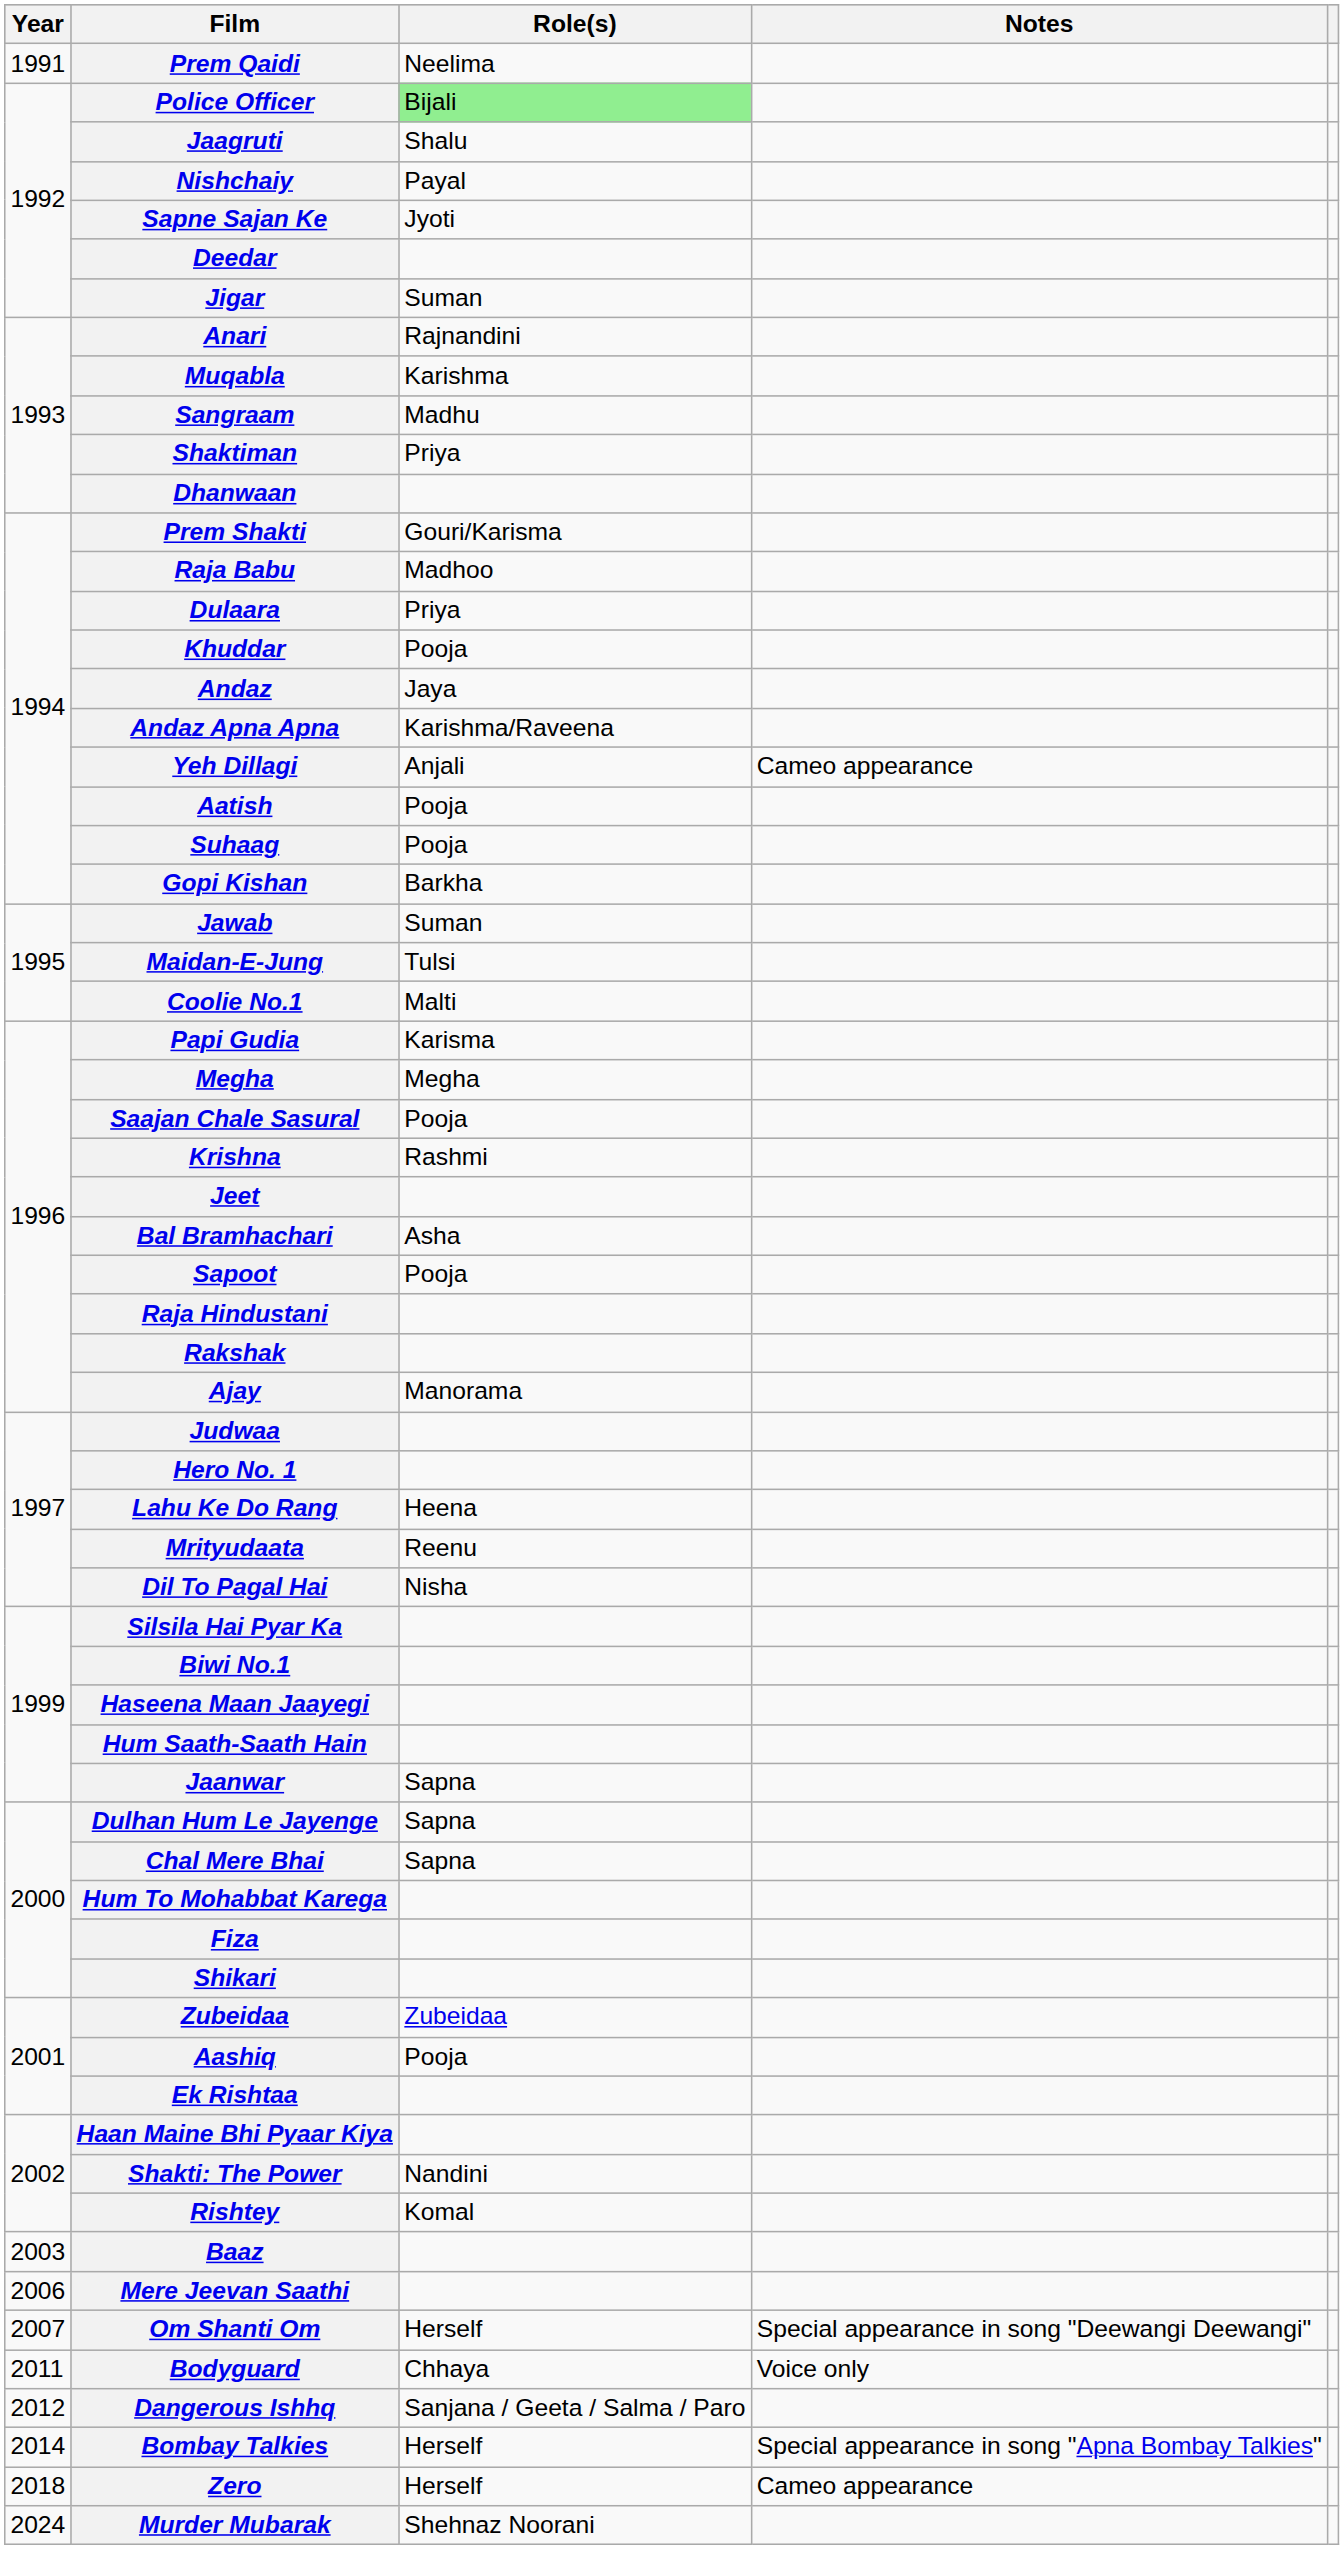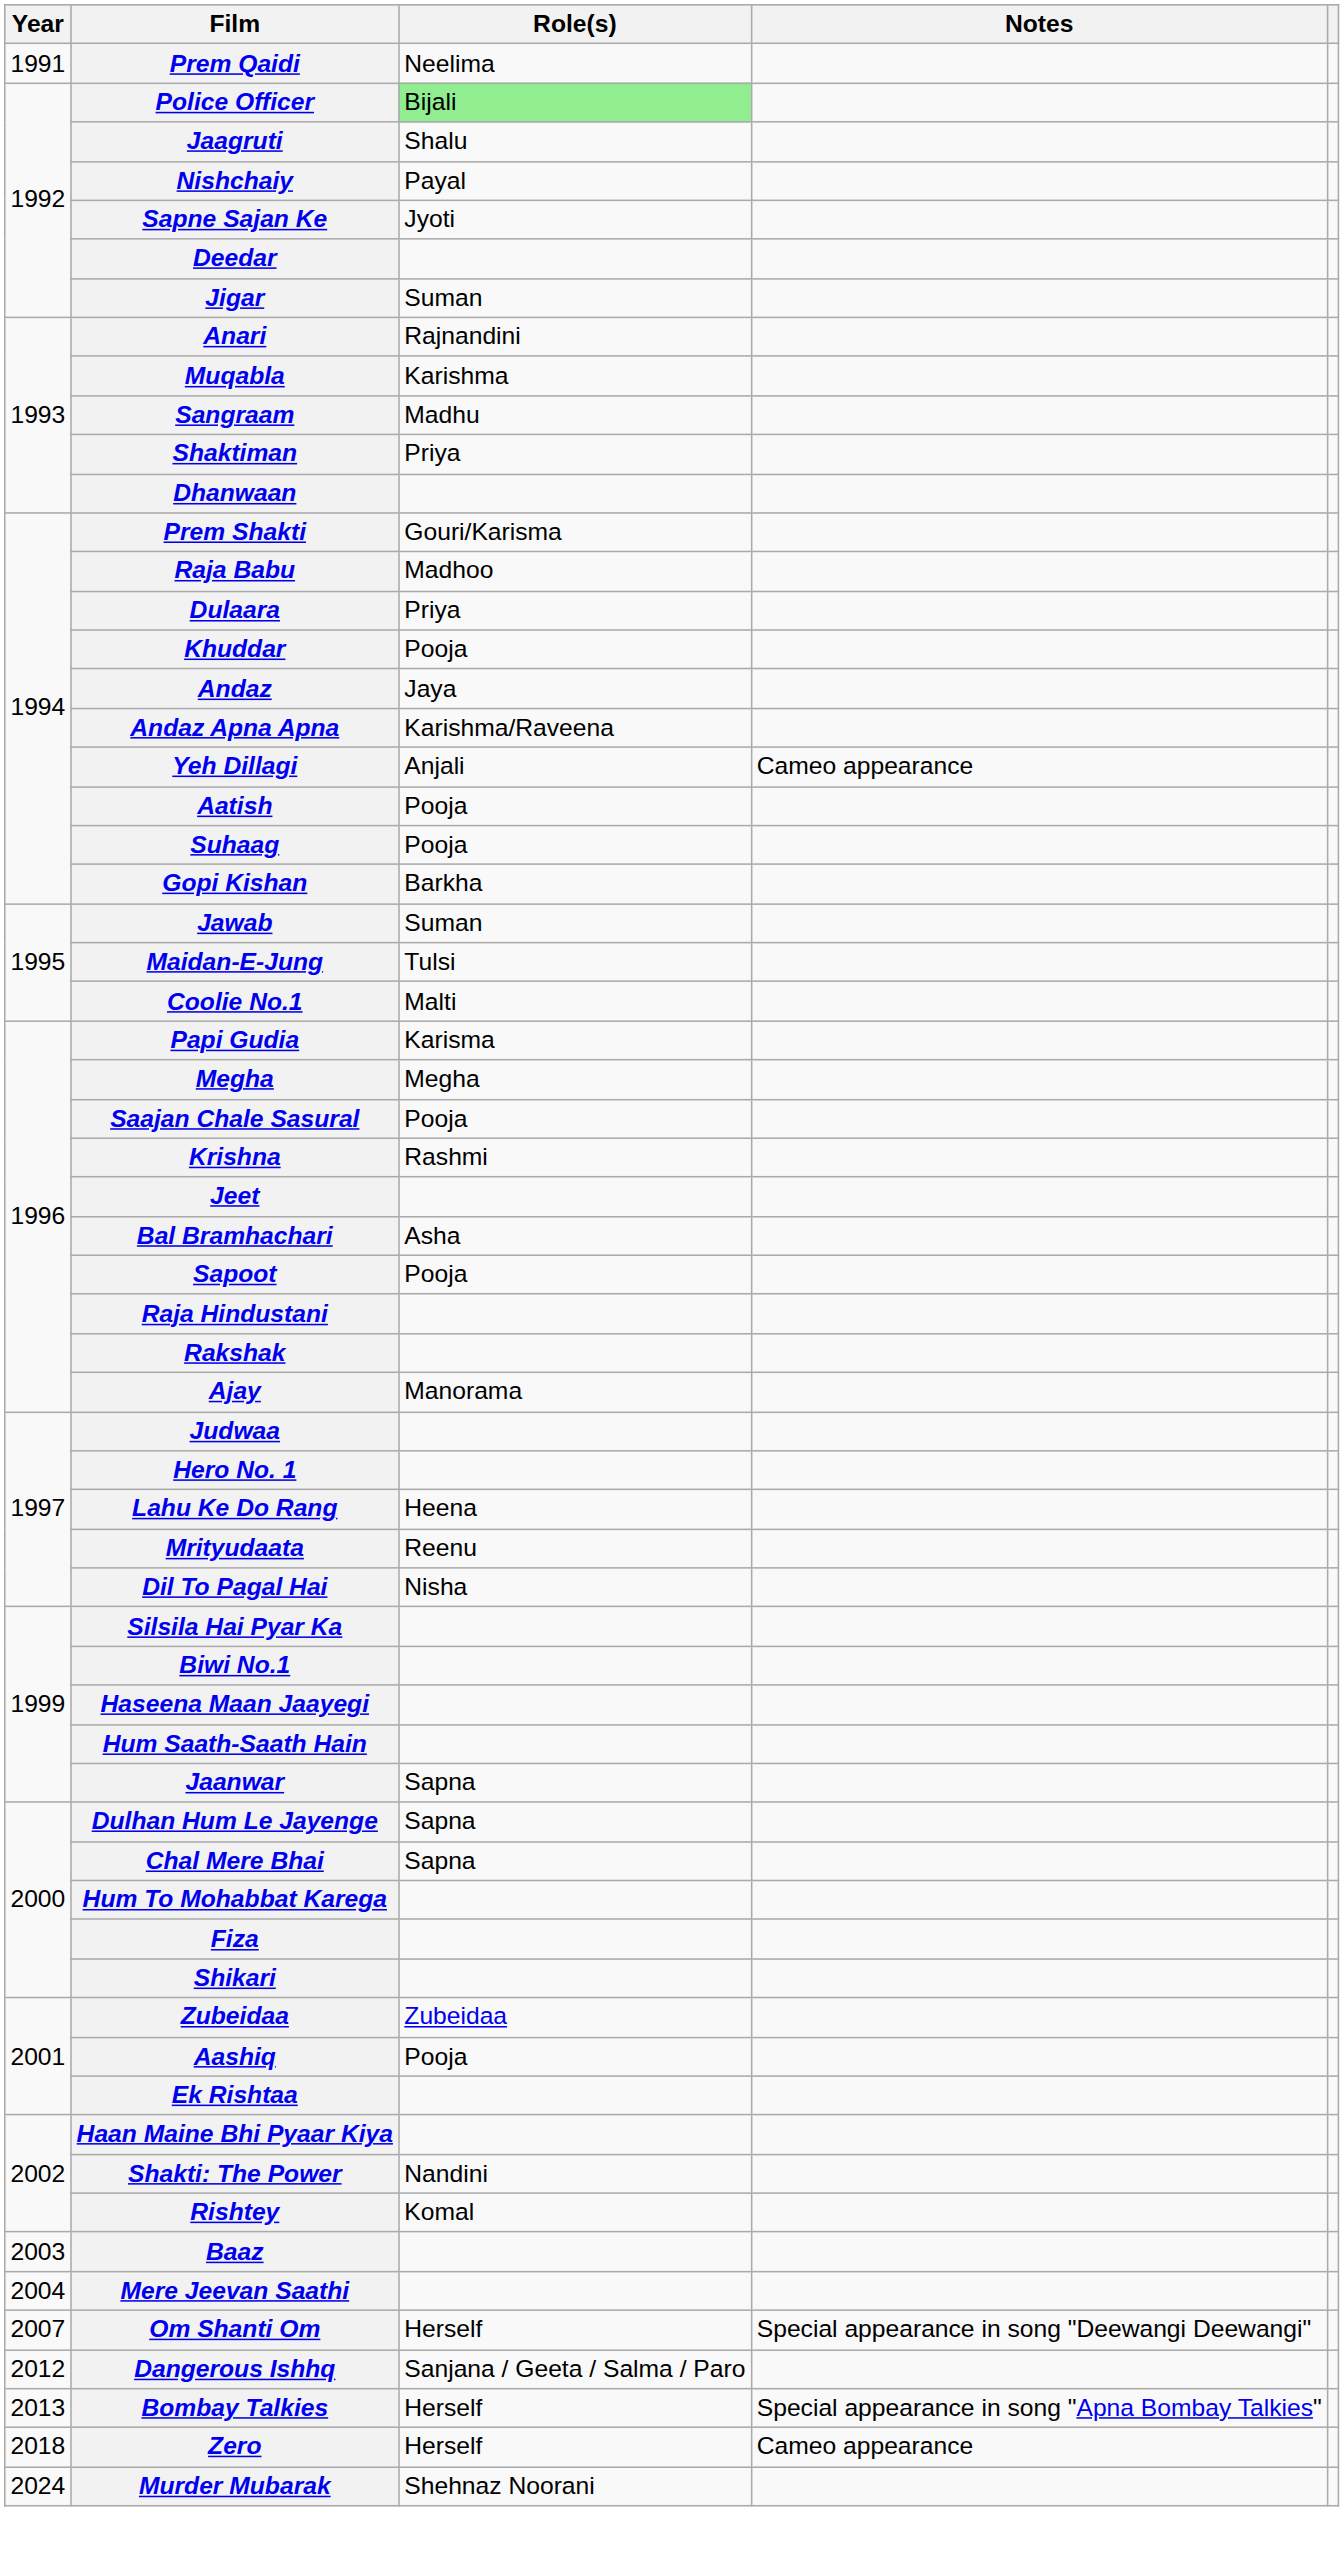(38, 2290) 2006 -> (38, 2290) 2004
- row: (235, 2368)
(38, 2446) 2014 -> (38, 2407) 2013
